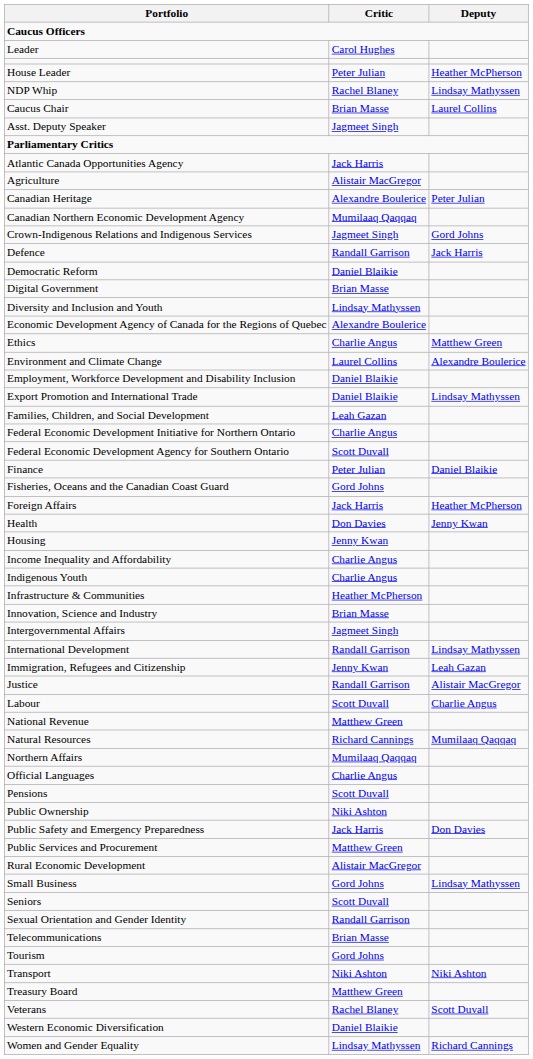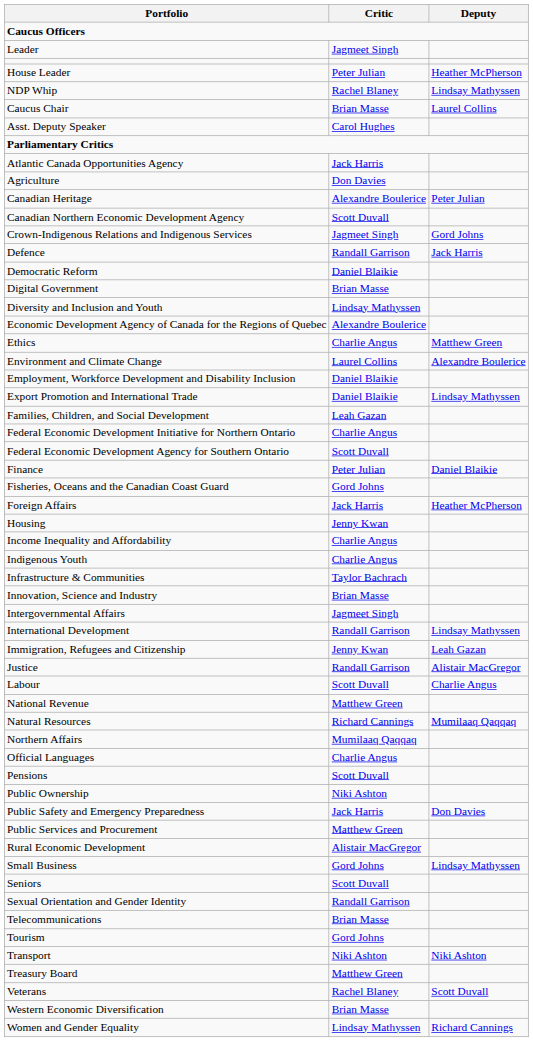(363, 49) Carol Hughes -> (365, 49) Jagmeet Singh
(365, 126) Jagmeet Singh -> (363, 126) Carol Hughes
(376, 180) Alistair MacGregor -> (359, 180) Don Davies
(374, 216) Mumilaaq Qaqqaq -> (360, 216) Scott Duvall
- row: (22, 523)
(377, 595) Heather McPherson -> (369, 577) Taylor Bachrach
(365, 1027) Daniel Blaikie -> (360, 1009) Brian Masse
